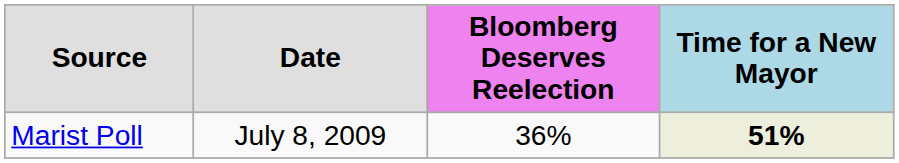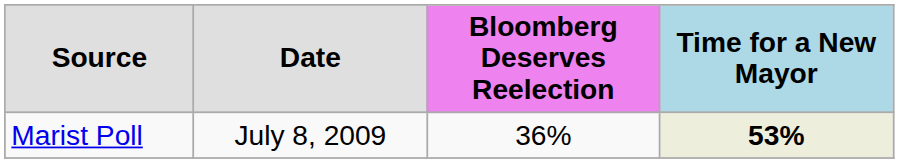(776, 134) 51% -> (776, 134) 53%
